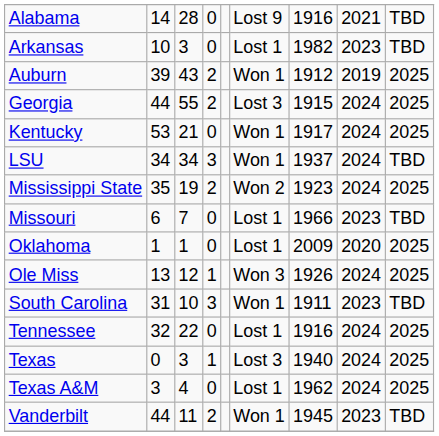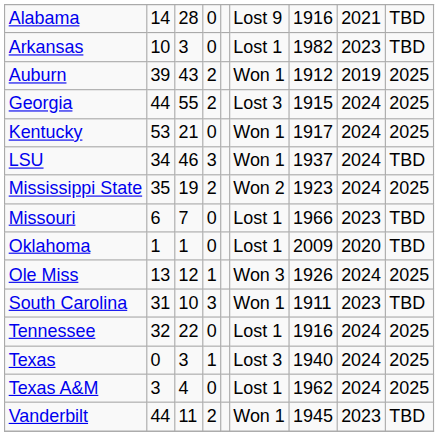(189, 160) 34 -> (189, 160) 46
(409, 246) 2025 -> (407, 246) TBD
